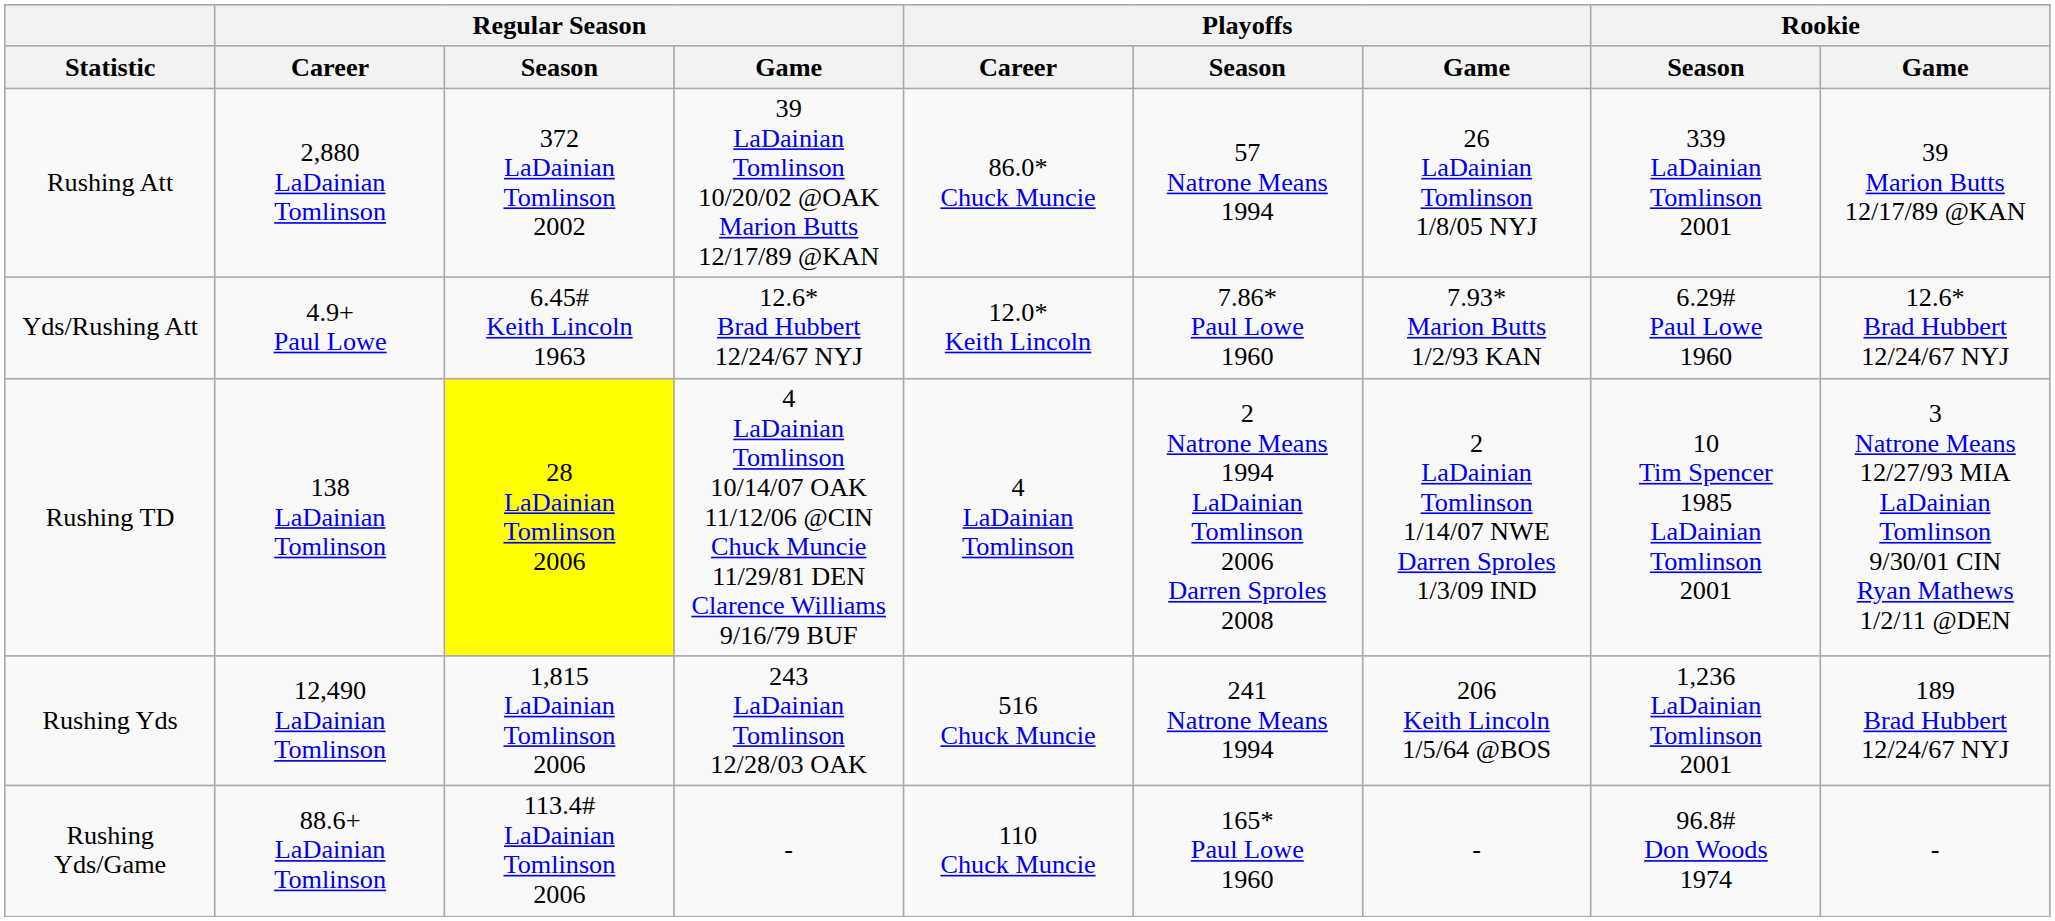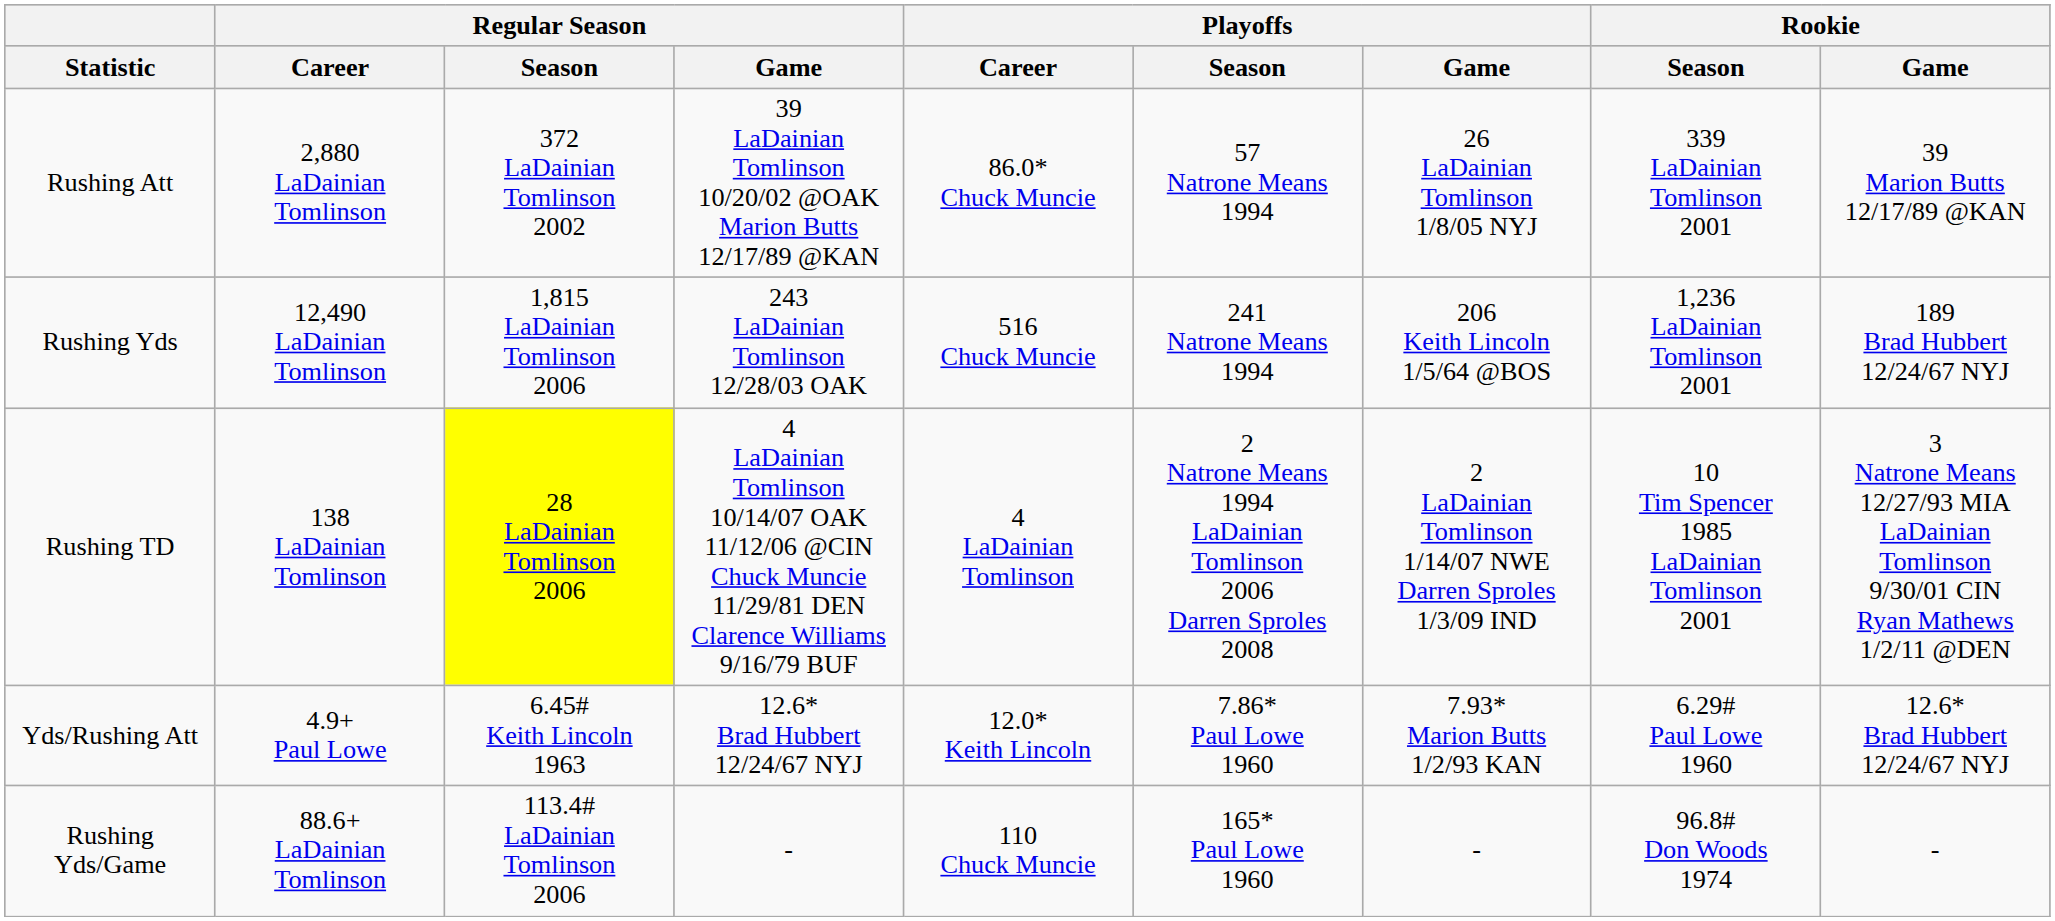rows swapped: (110, 720) <-> (110, 327)
